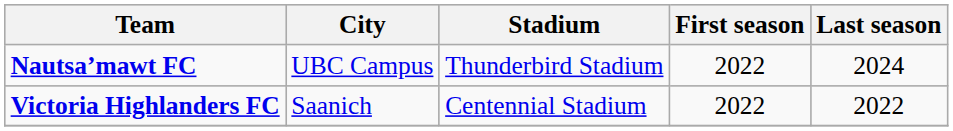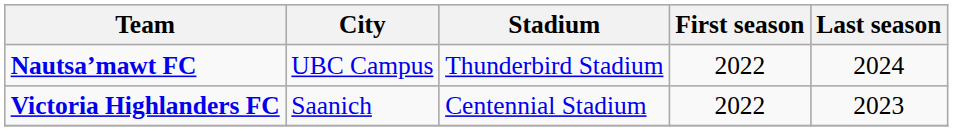(879, 105) 2022 -> (879, 105) 2023
